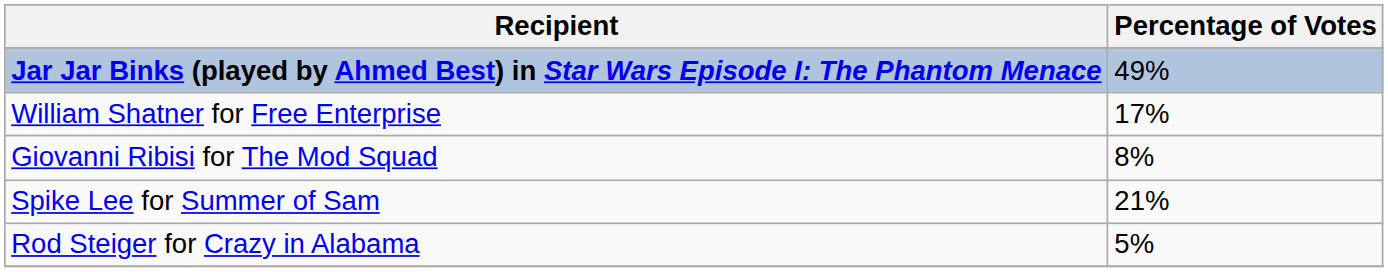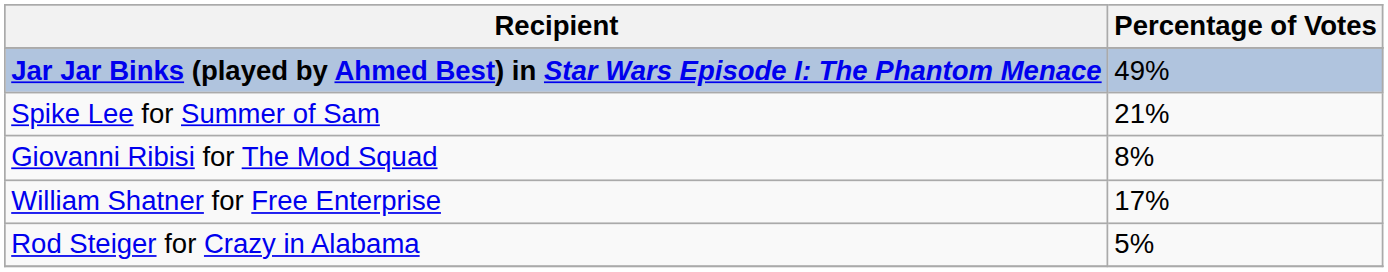rows swapped: (196, 200) <-> (226, 113)
